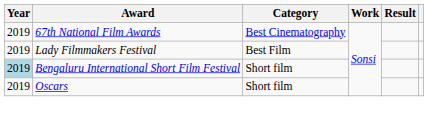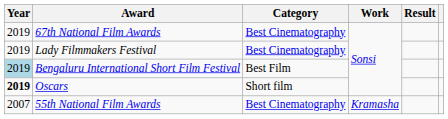(268, 50) Best Film -> (296, 50) Best Cinematography
(269, 68) Short film -> (268, 68) Best Film
(19, 86) normal -> (19, 86) bold
+ row: (98, 104)
